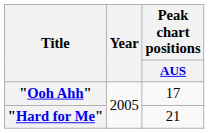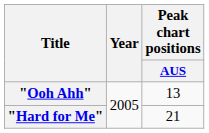(173, 93) 17 -> (173, 93) 13
